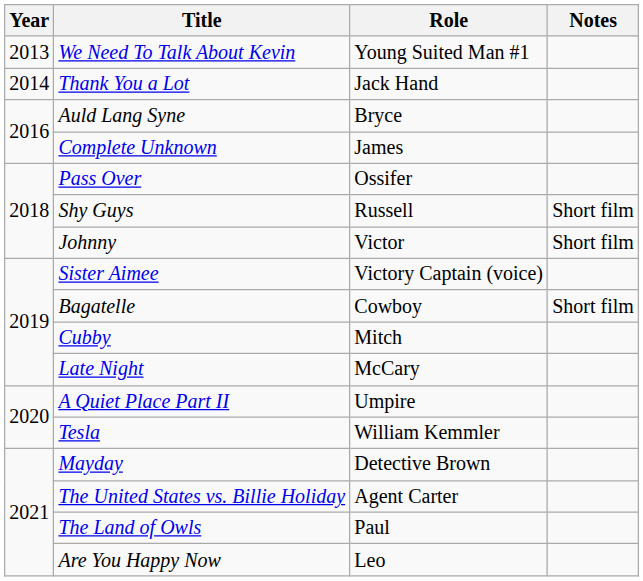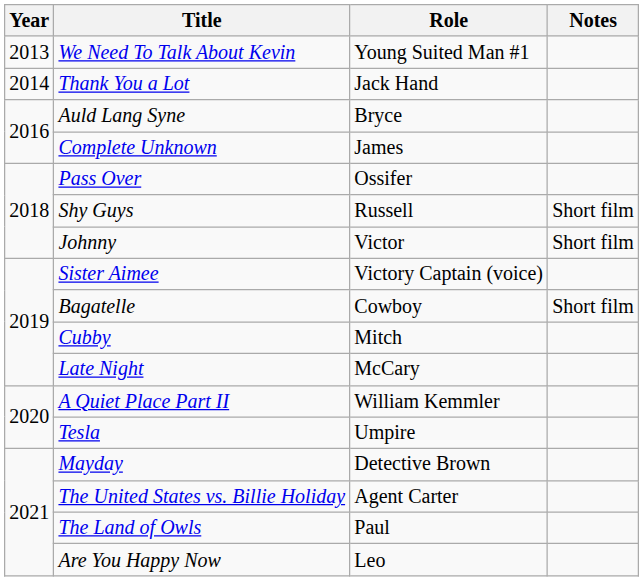(385, 400) Umpire -> (427, 400) William Kemmler
(427, 432) William Kemmler -> (385, 432) Umpire
